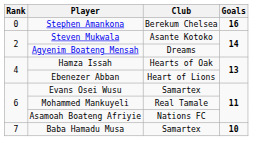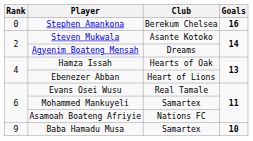(181, 90) Samartex -> (181, 90) Real Tamale
(181, 103) Real Tamale -> (181, 103) Samartex
(16, 129) 7 -> (16, 129) 9
